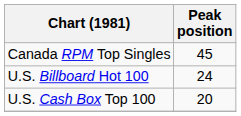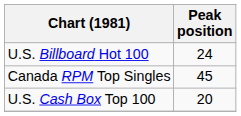rows swapped: (89, 54) <-> (78, 76)
